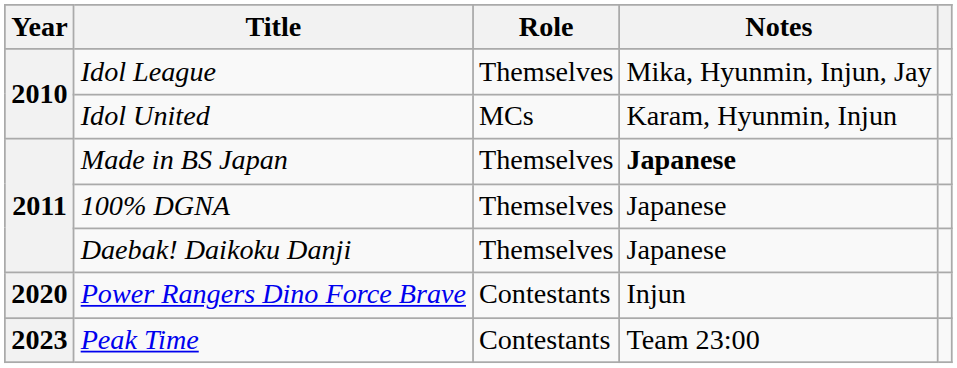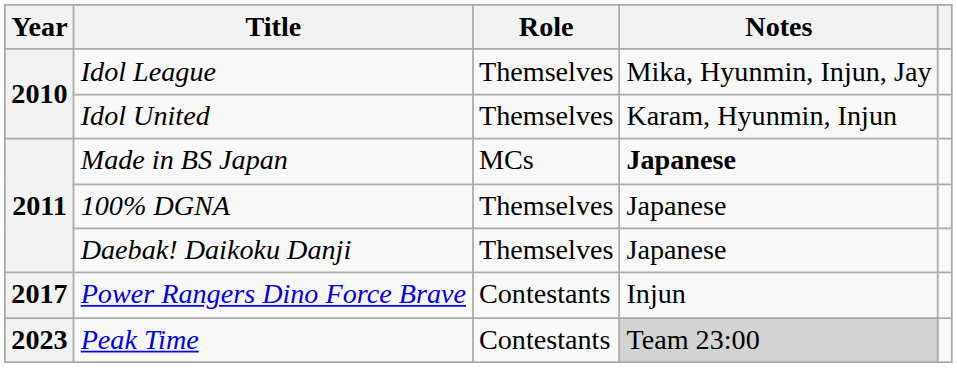(506, 116) MCs -> (546, 116) Themselves
(546, 160) Themselves -> (506, 160) MCs
(40, 294) 2020 -> (40, 294) 2017
(693, 339) no background -> (693, 339) lightgrey background
